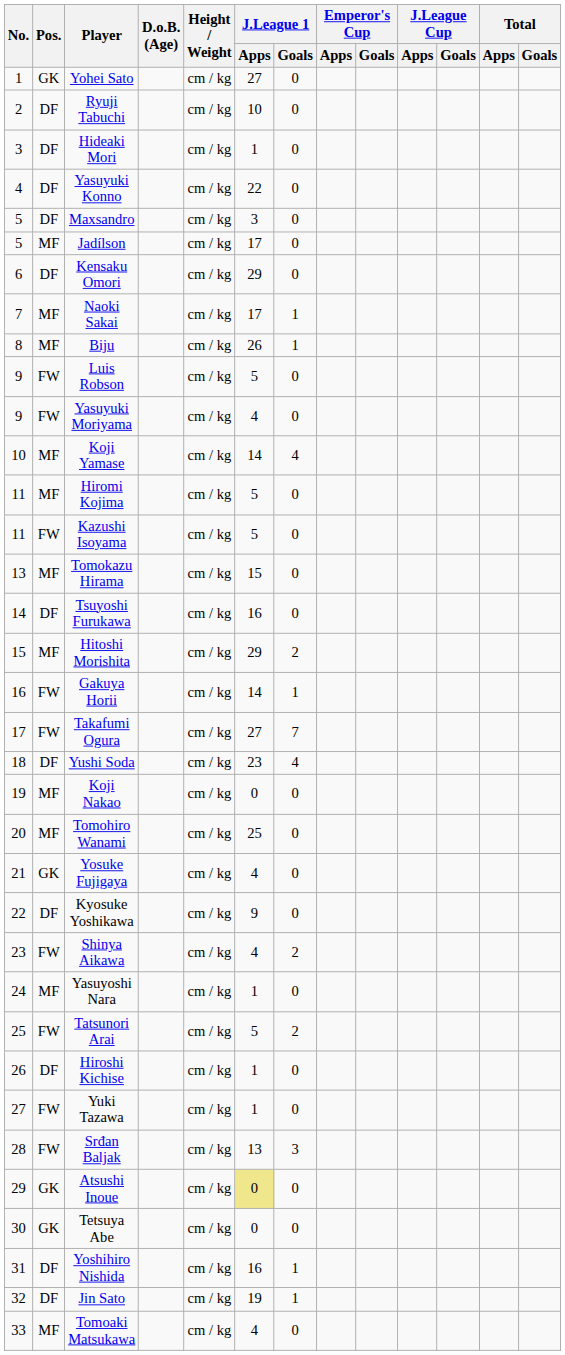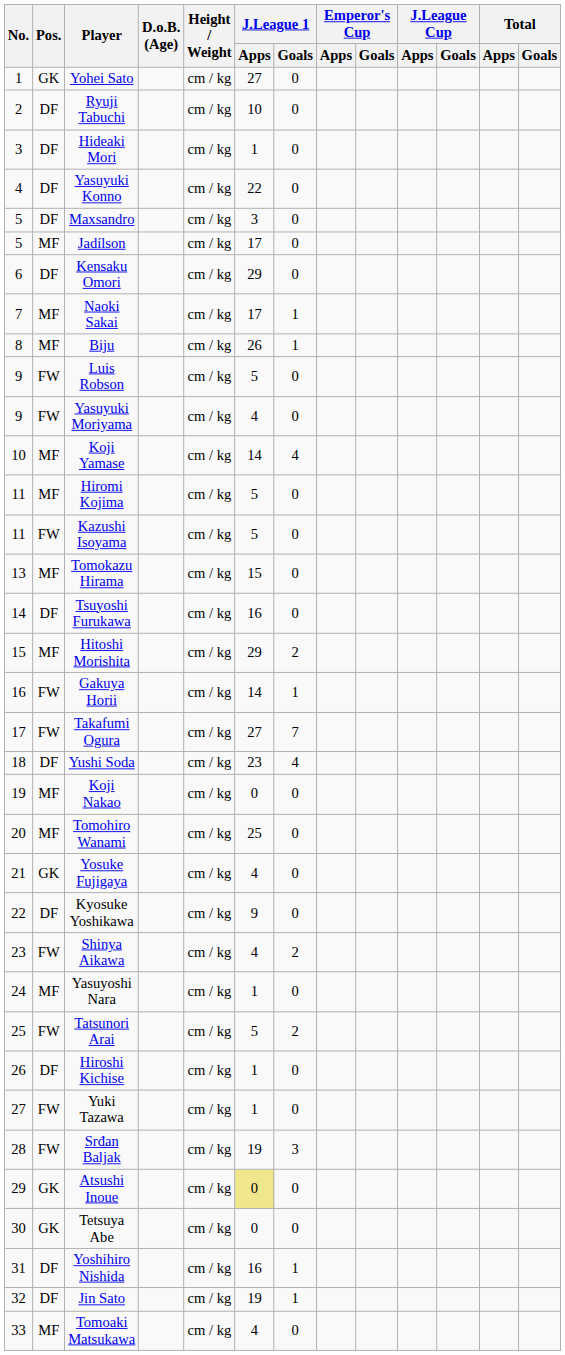(255, 1149) 13 -> (255, 1149) 19
